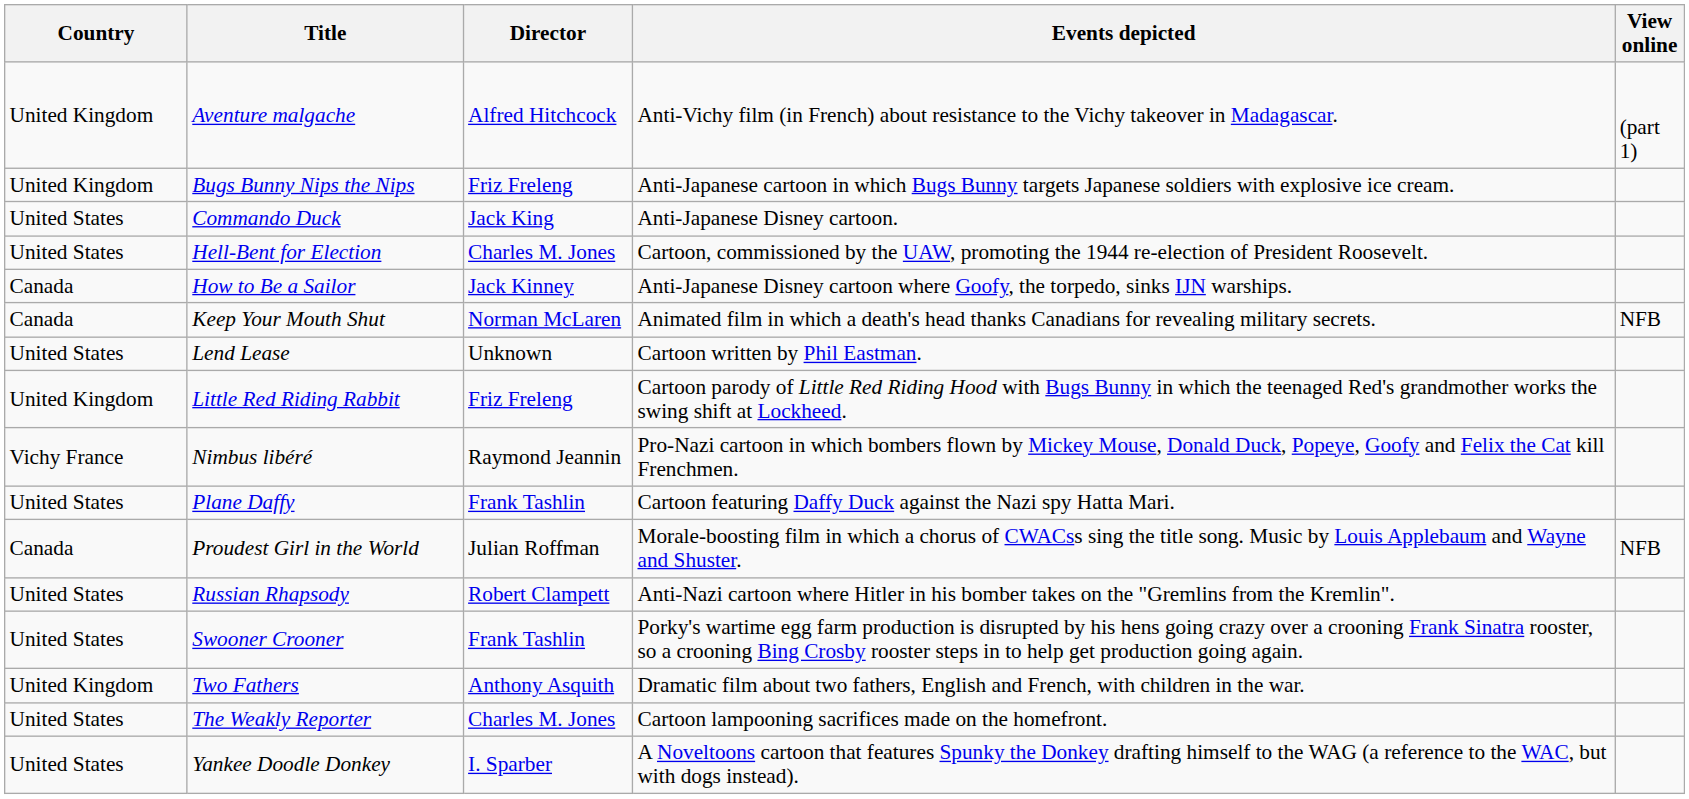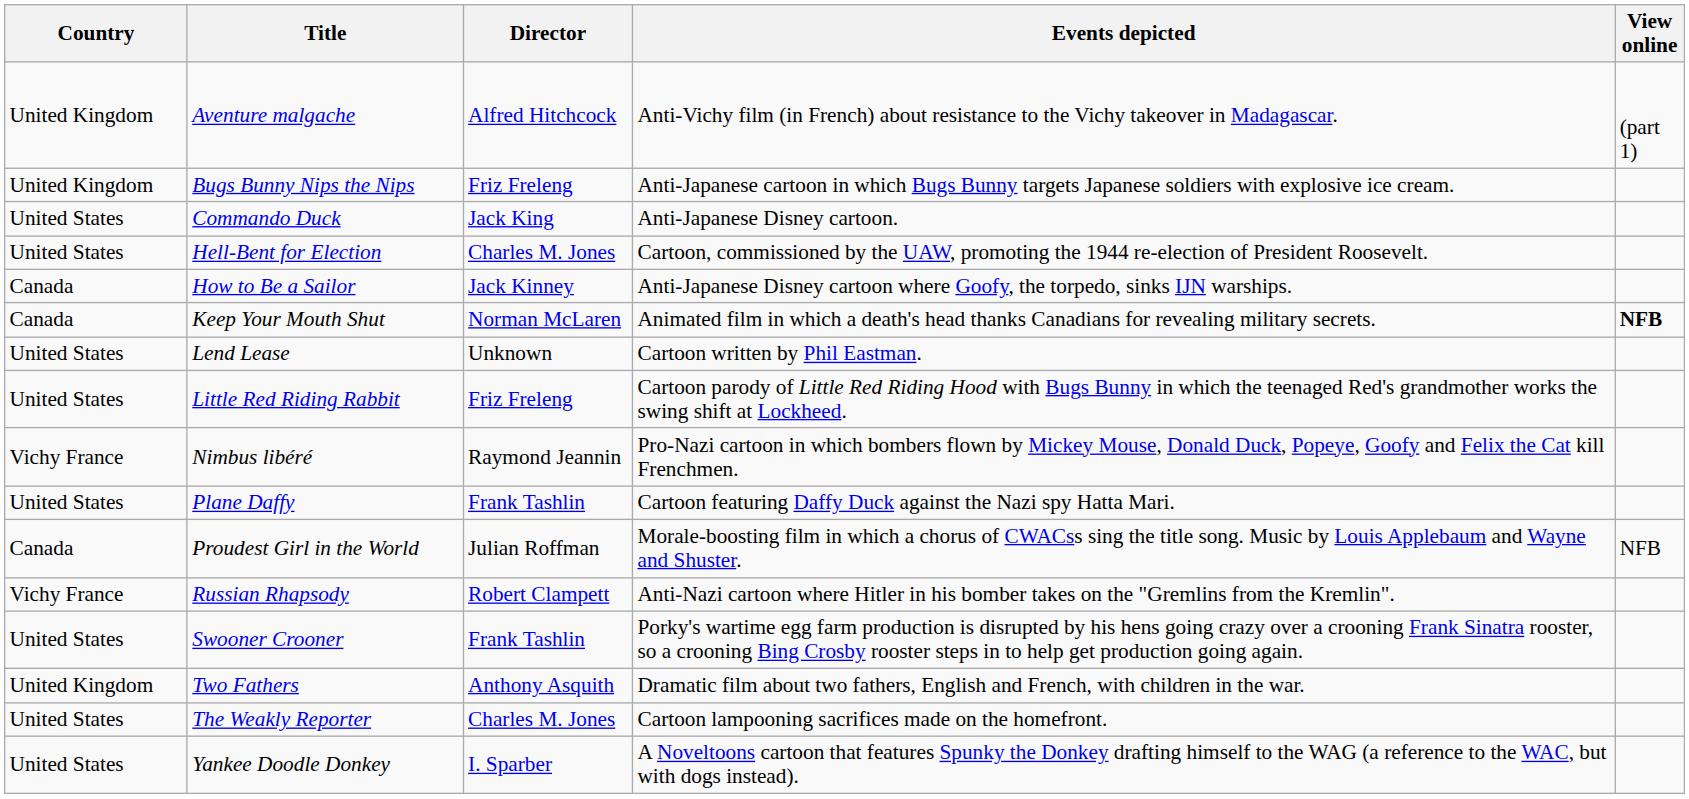(1640, 319) normal -> (1641, 319) bold
(81, 399) United Kingdom -> (67, 399) United States
(67, 593) United States -> (67, 593) Vichy France
